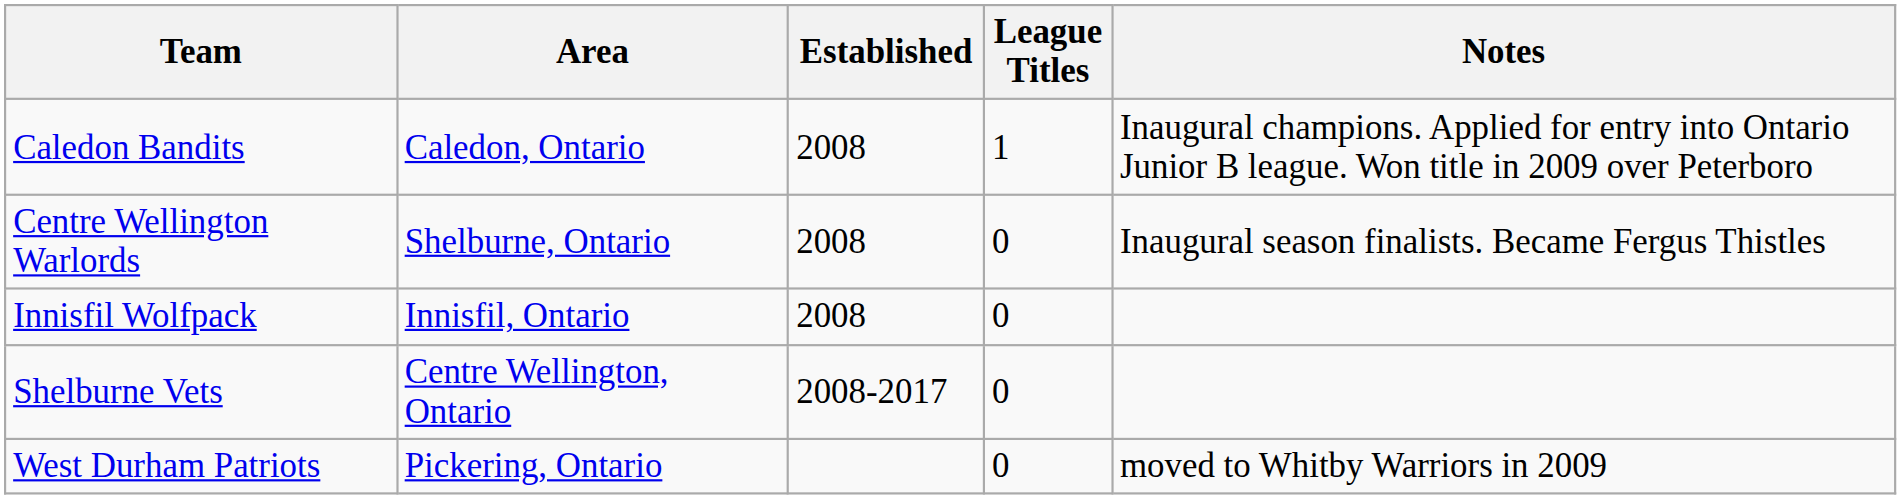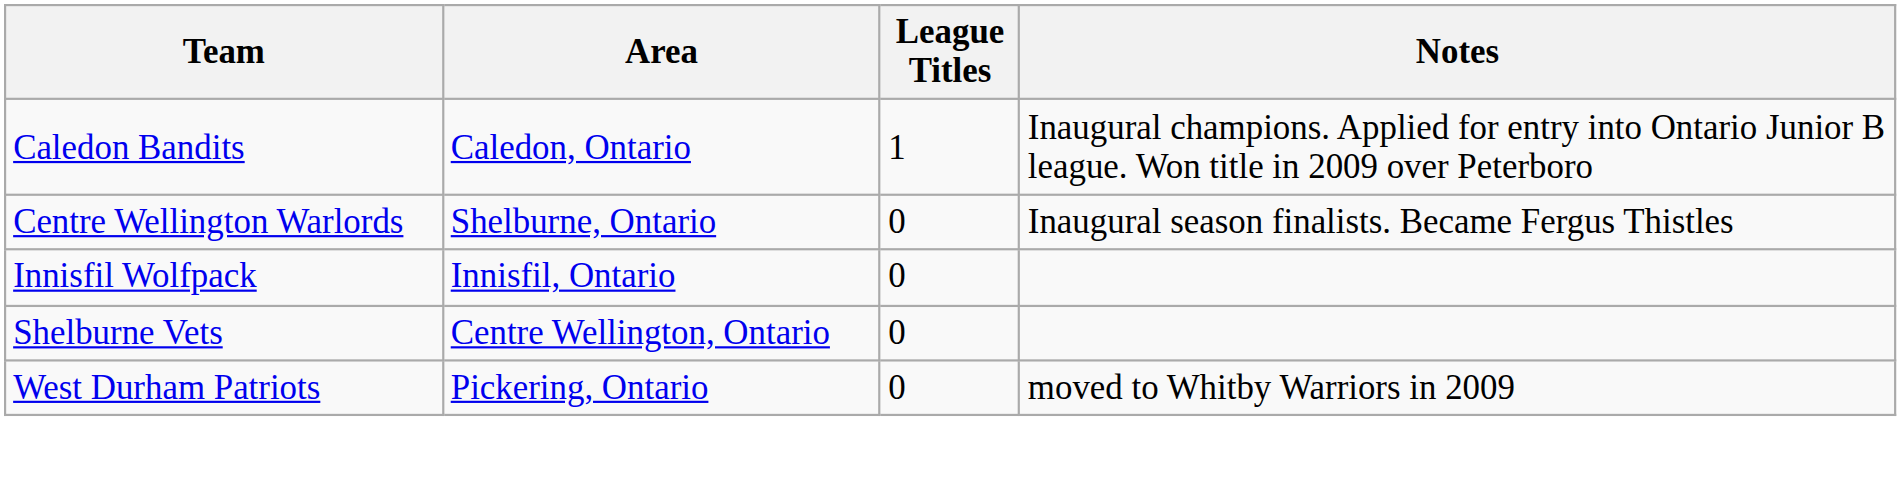- column: (886, 51)
